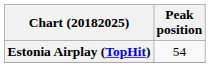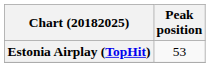(179, 51) 54 -> (179, 51) 53
